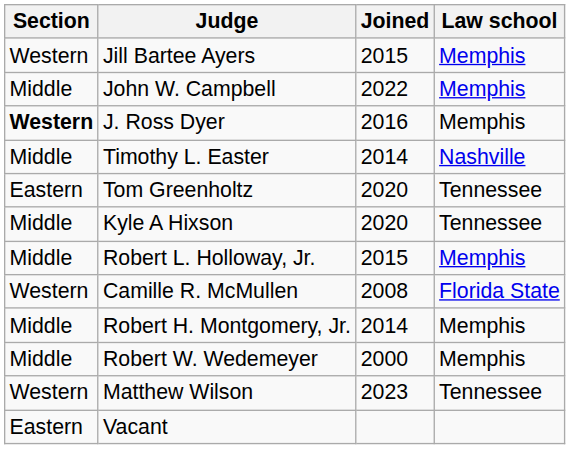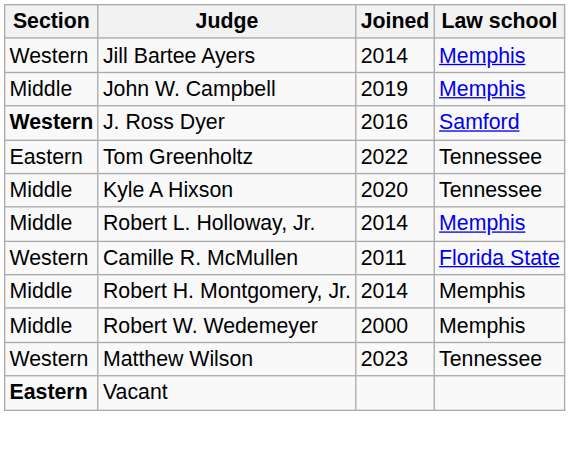(384, 55) 2015 -> (384, 55) 2014
(384, 88) 2022 -> (384, 88) 2019
(482, 122) Memphis -> (479, 122) Samford
- row: (186, 156)
(384, 190) 2020 -> (384, 156) 2022
(384, 257) 2015 -> (384, 223) 2014
(384, 291) 2008 -> (384, 257) 2011
(46, 426) normal -> (49, 392) bold
